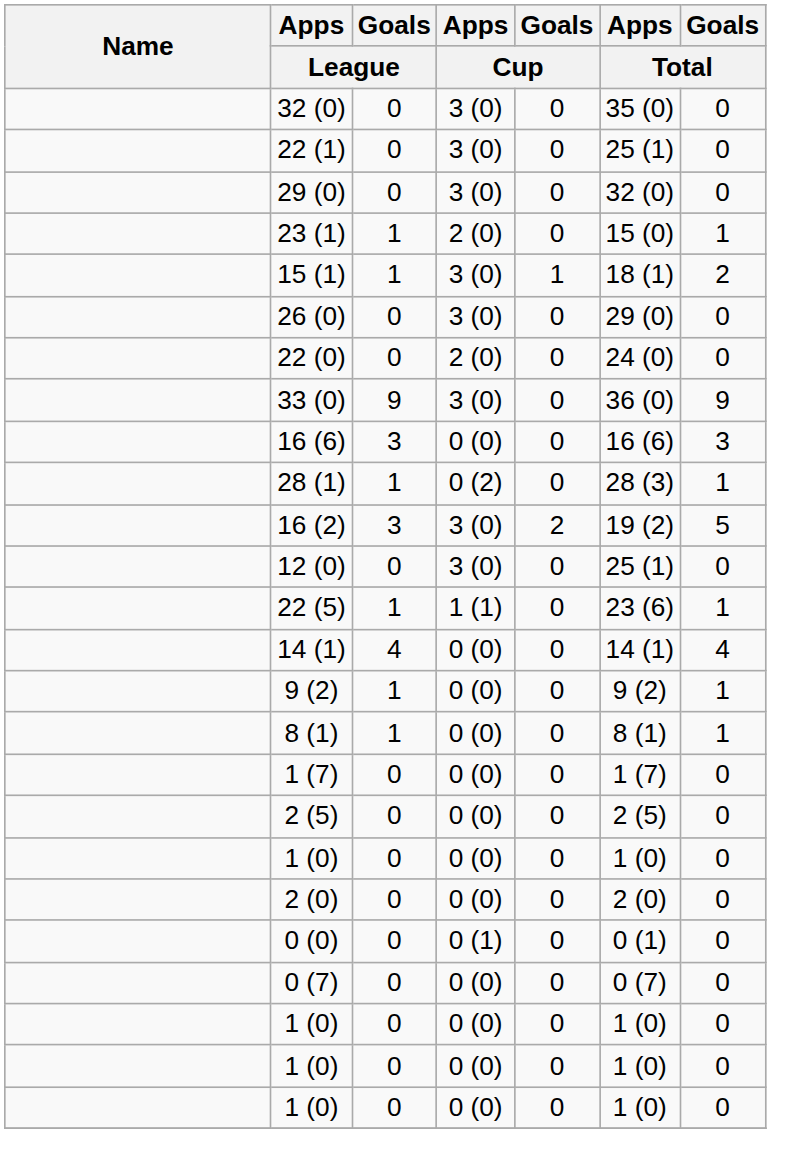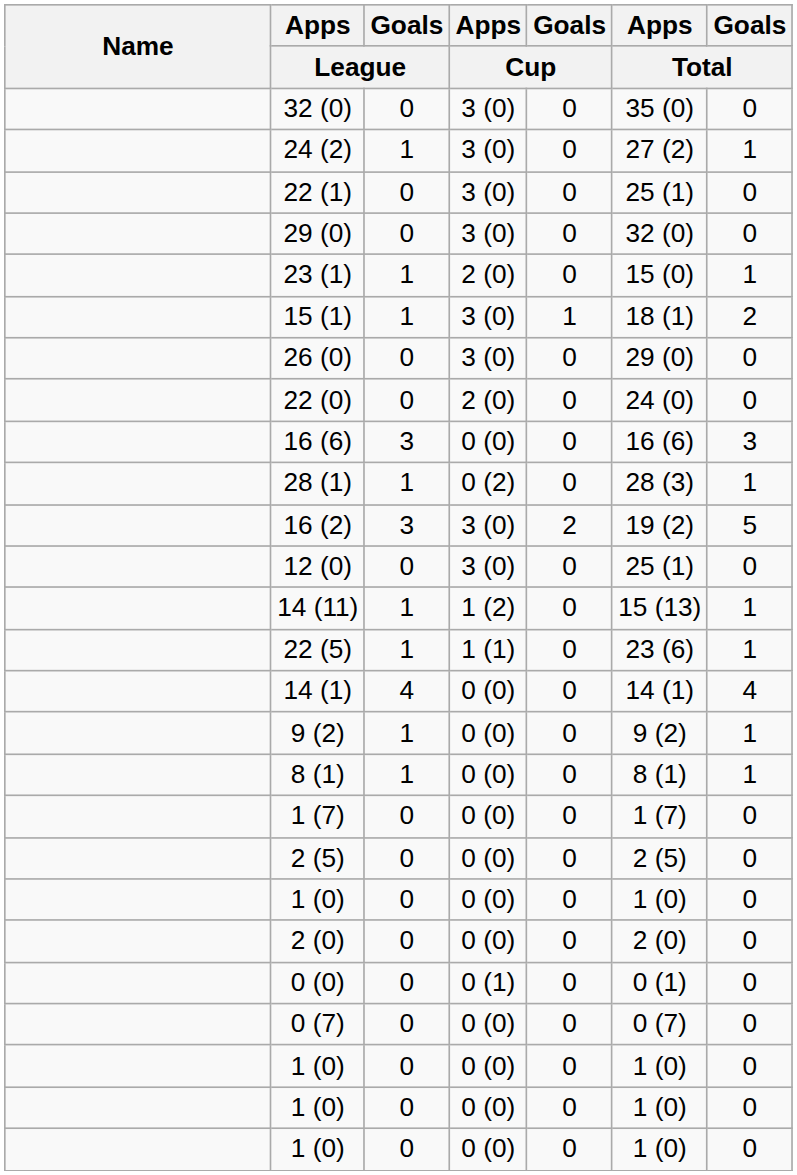+ row: (318, 150)
- row: (311, 399)
+ row: (318, 607)
